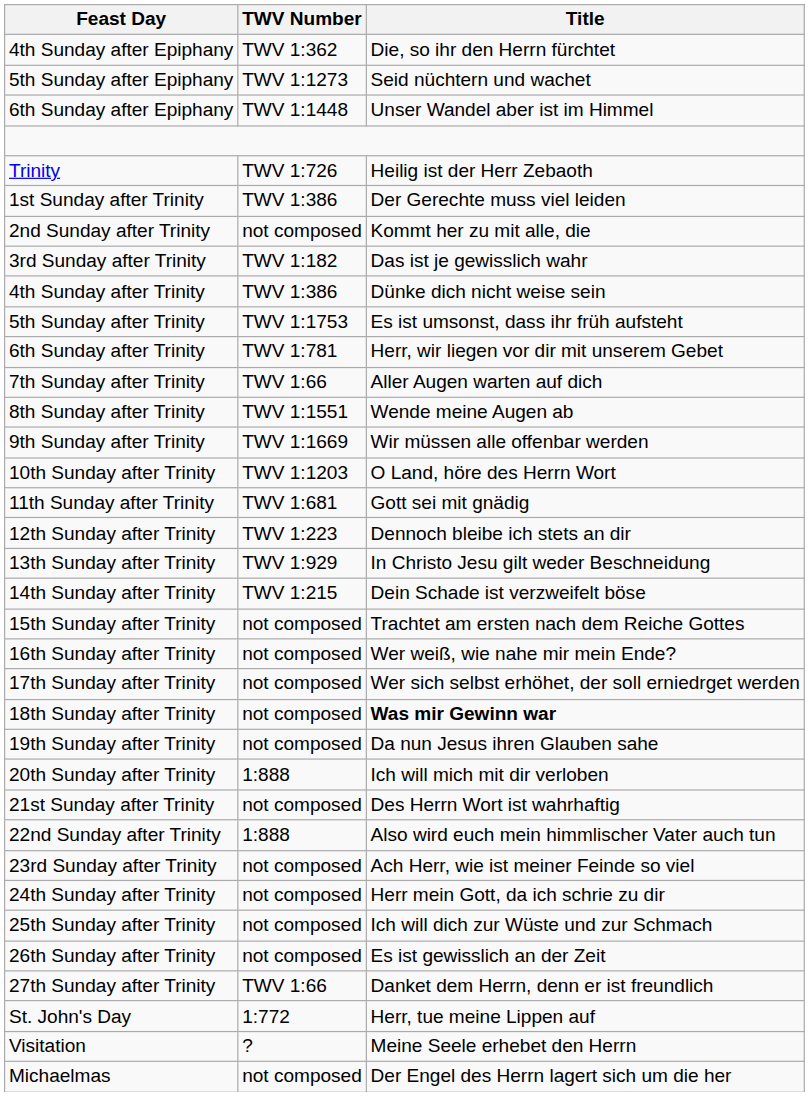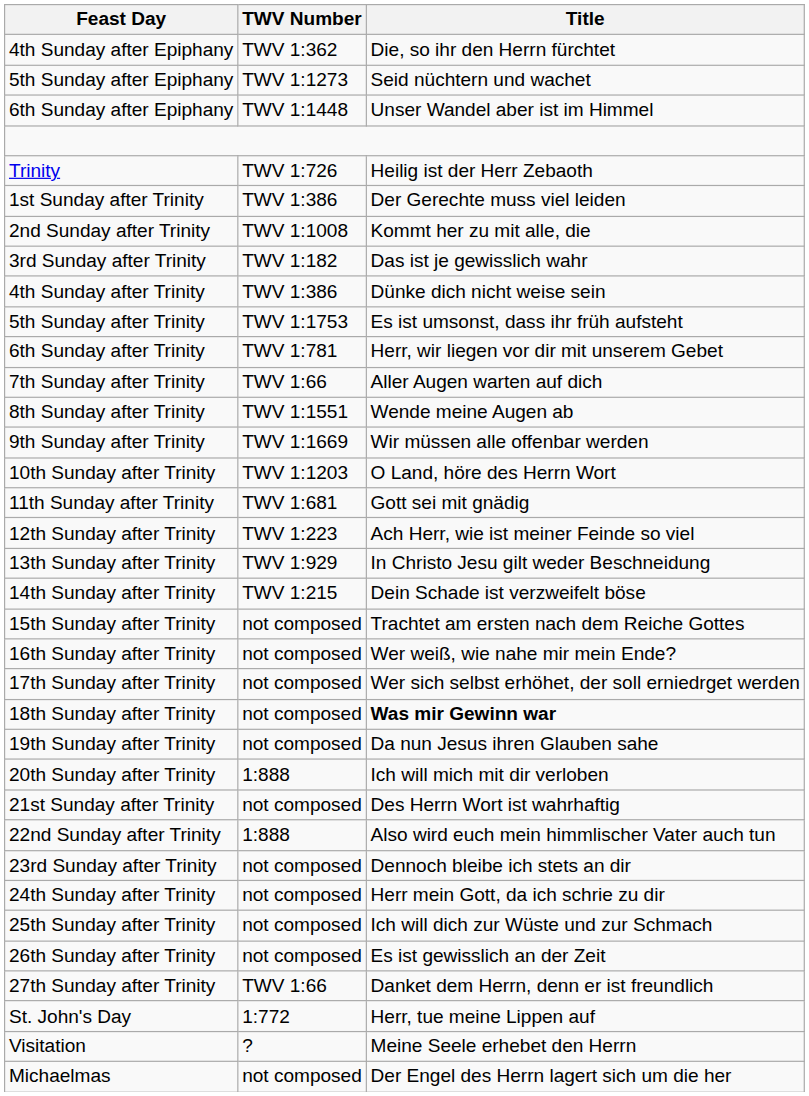(302, 230) not composed -> (295, 230) TWV 1:1008
(501, 532) Dennoch bleibe ich stets an dir -> (532, 532) Ach Herr, wie ist meiner Feinde so viel
(532, 865) Ach Herr, wie ist meiner Feinde so viel -> (501, 865) Dennoch bleibe ich stets an dir
